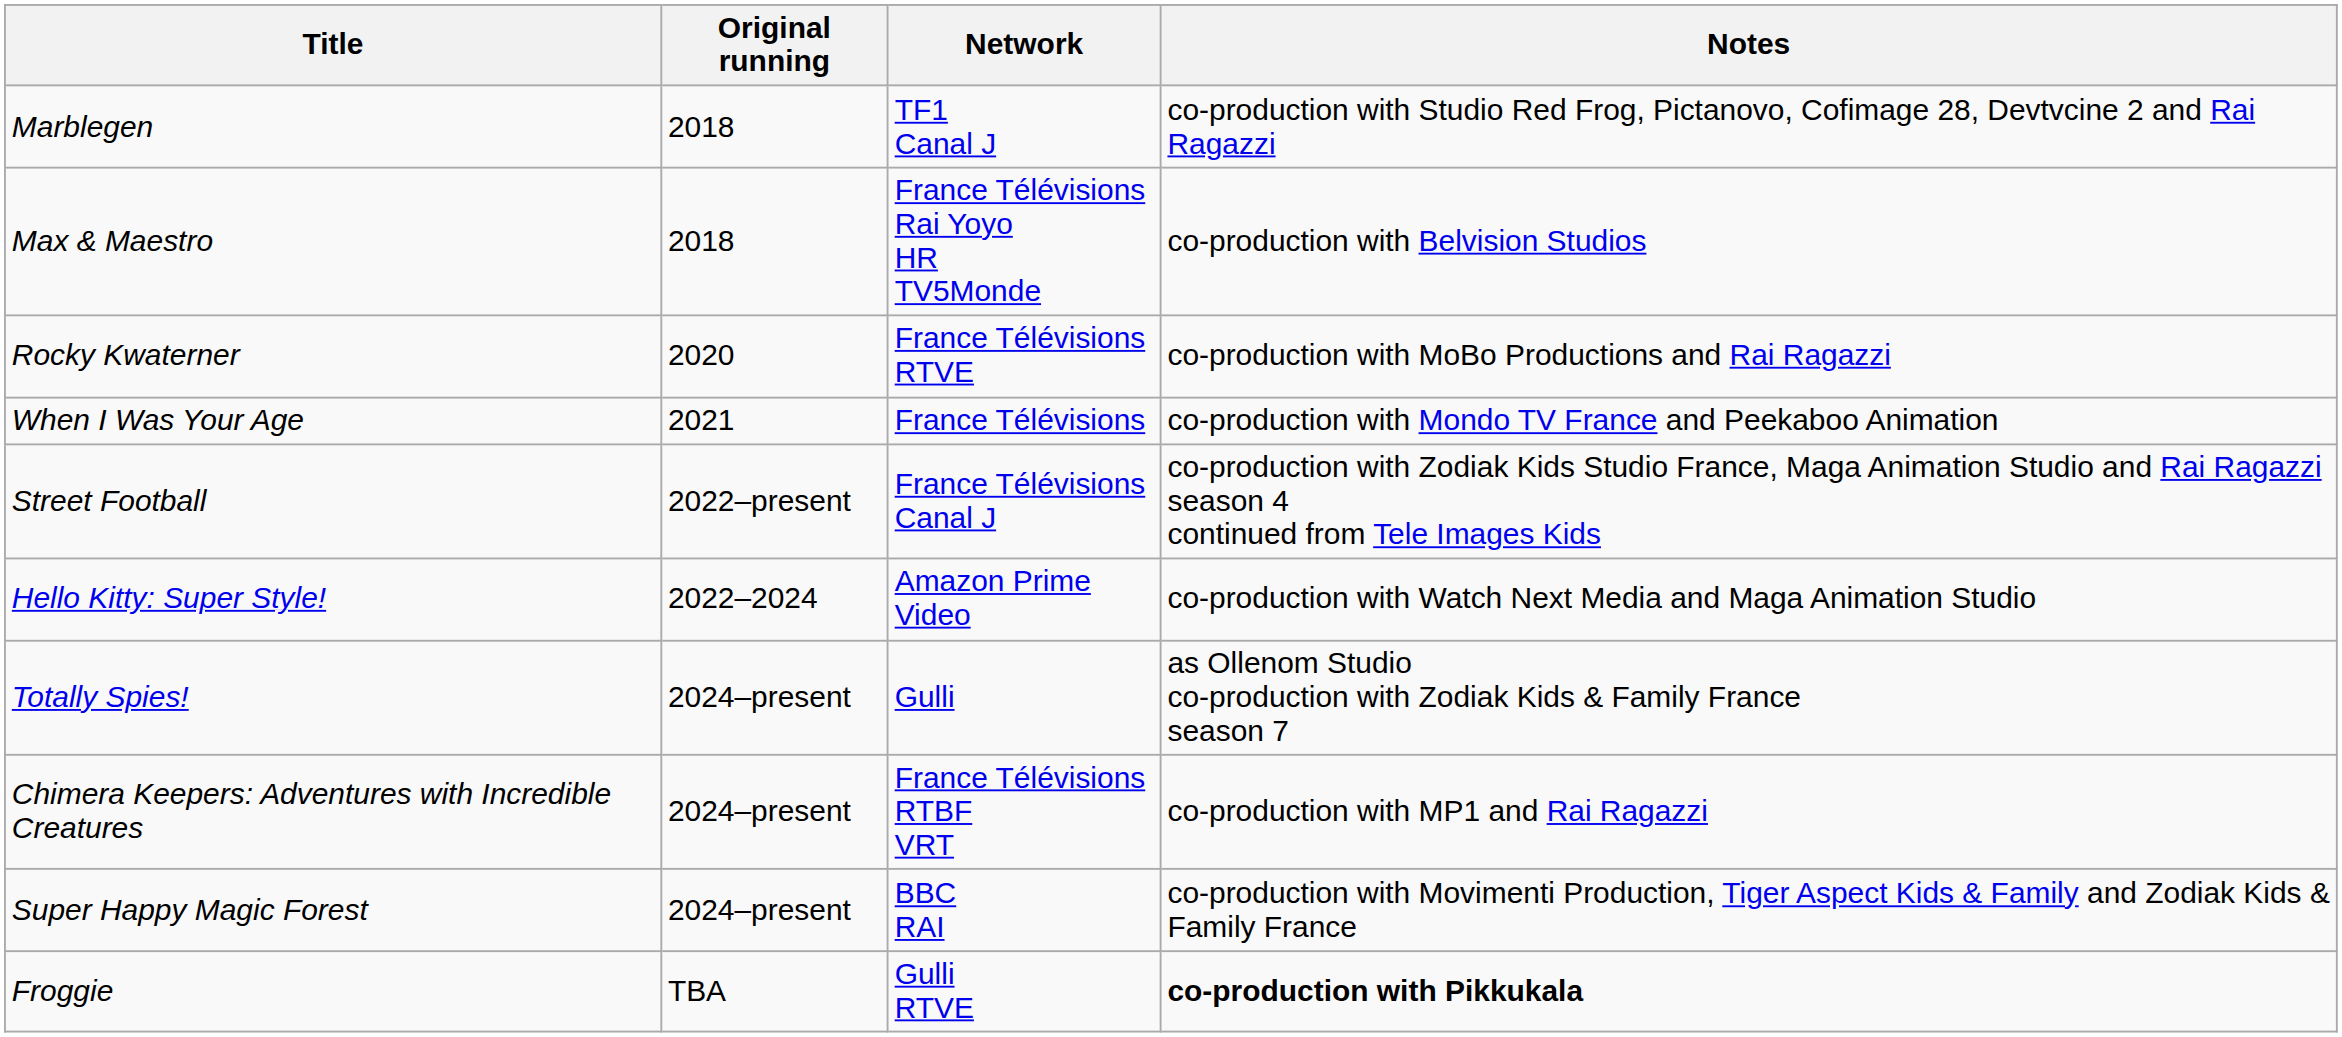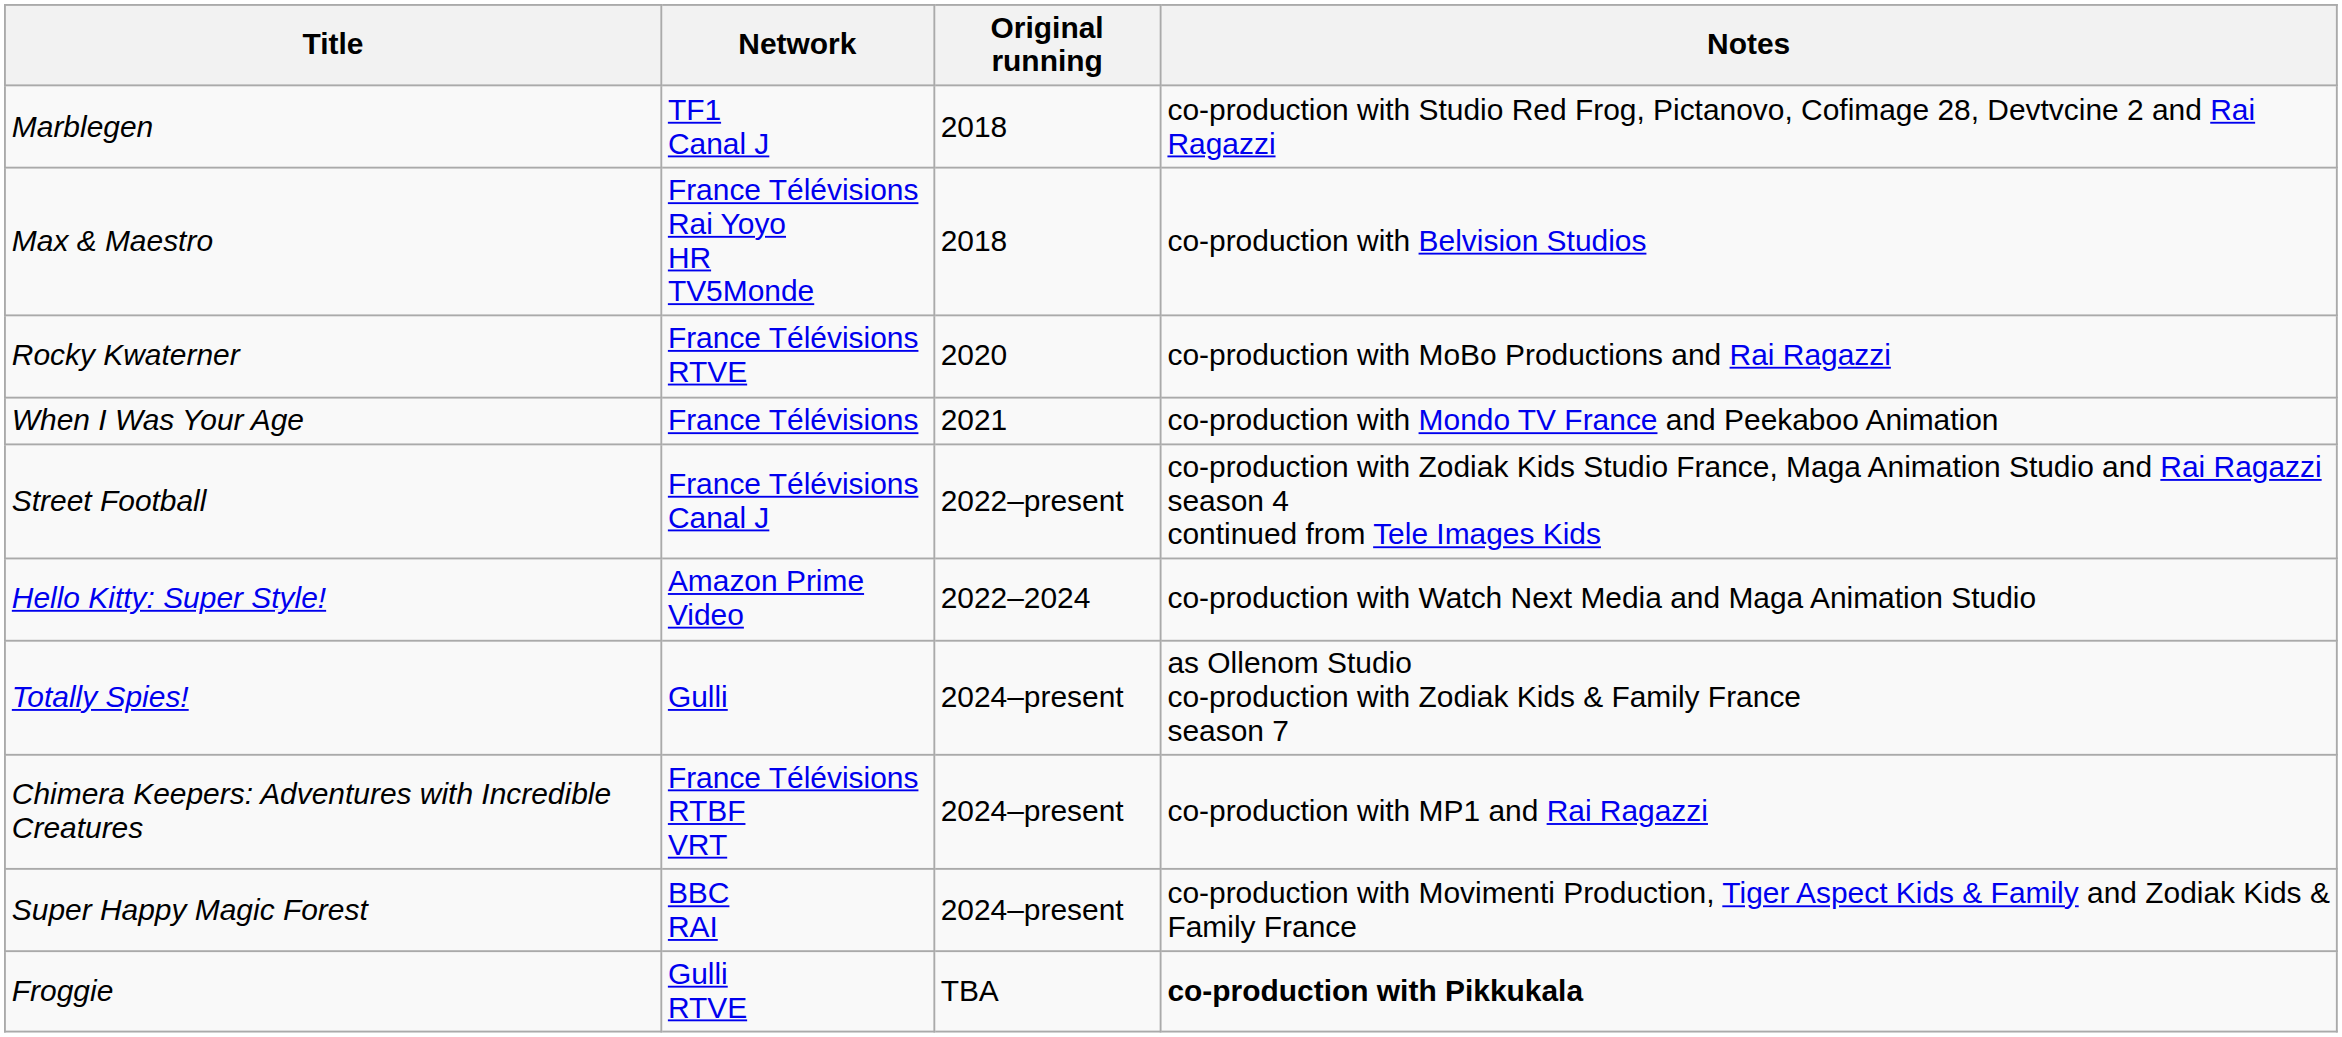columns swapped: (1024, 45) <-> (774, 45)
